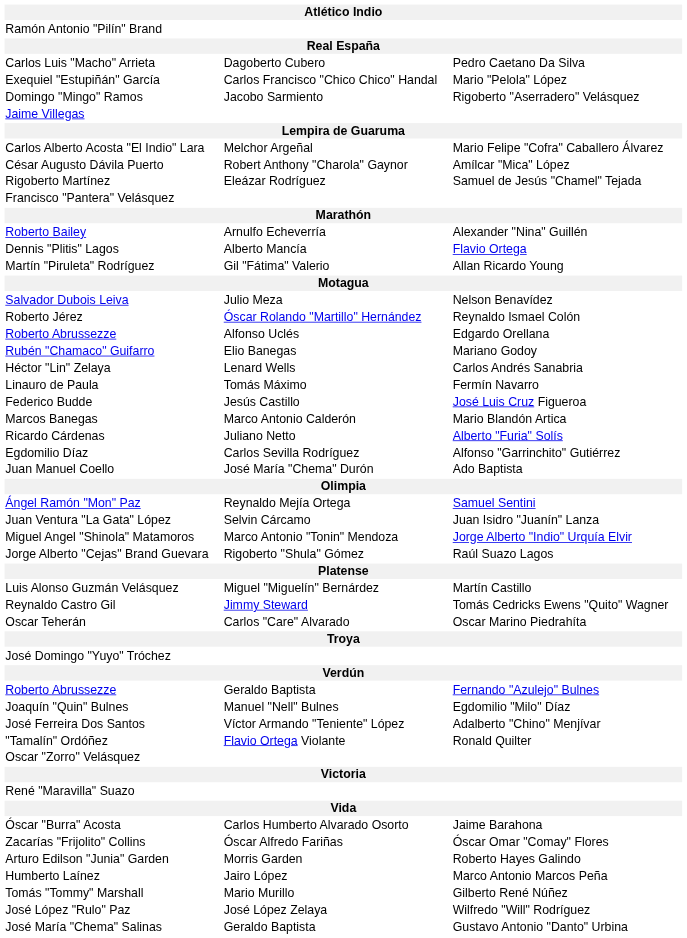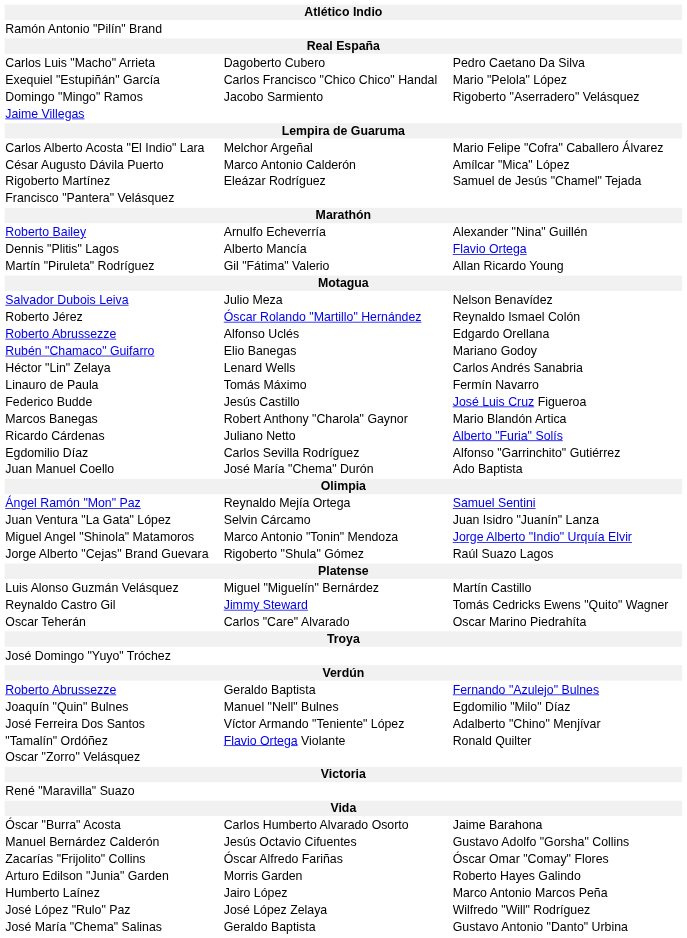(316, 164) Robert Anthony "Charola" Gaynor -> (290, 164) Marco Antonio Calderón
(290, 418) Marco Antonio Calderón -> (316, 418) Robert Anthony "Charola" Gaynor
+ row: (82, 842)
- row: (74, 893)
